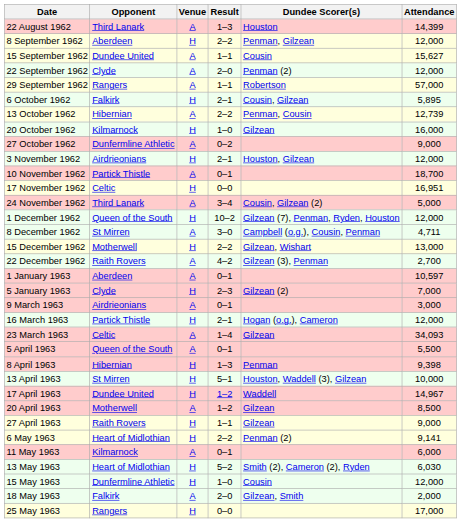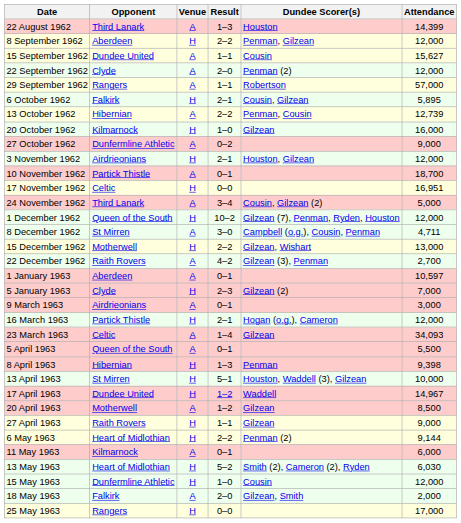(429, 437) 9,141 -> (429, 437) 9,144
